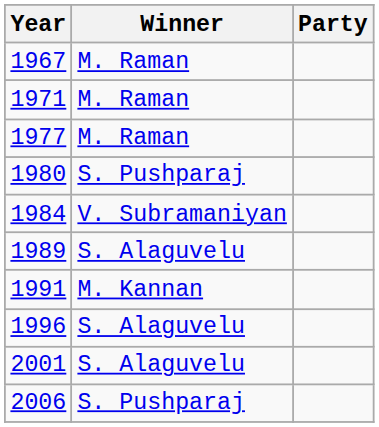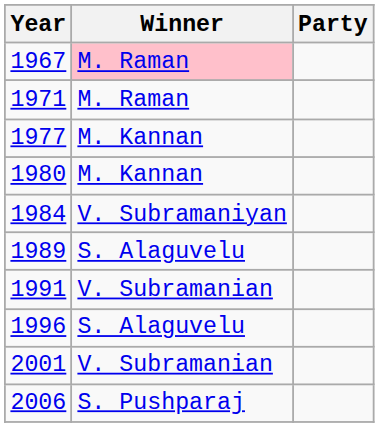(133, 62) no background -> (133, 62) pink background
(133, 138) M. Raman -> (140, 138) M. Kannan
(161, 176) S. Pushparaj -> (140, 176) M. Kannan
(140, 289) M. Kannan -> (175, 289) V. Subramanian
(161, 365) S. Alaguvelu -> (175, 365) V. Subramanian
